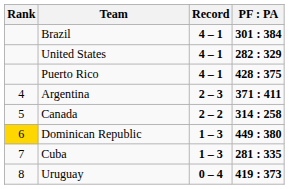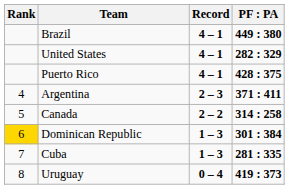(258, 34) 301 : 384 -> (258, 34) 449 : 380
(258, 134) 449 : 380 -> (258, 134) 301 : 384
